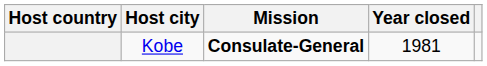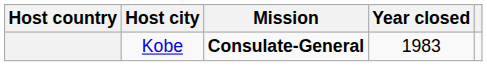(421, 46) 1981 -> (421, 46) 1983
